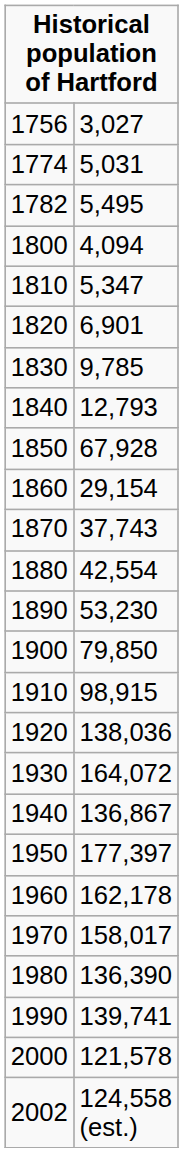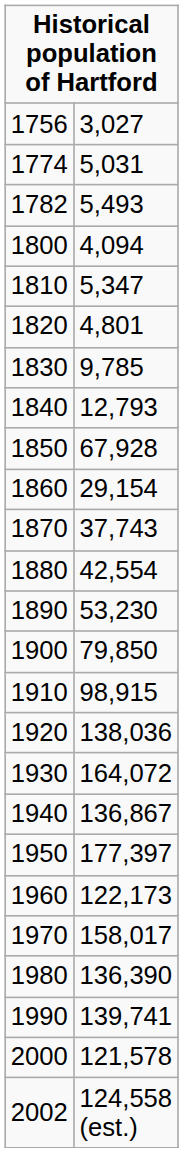(112, 204) 5,495 -> (112, 204) 5,493
(112, 326) 6,901 -> (112, 326) 4,801
(126, 895) 162,178 -> (126, 895) 122,173
